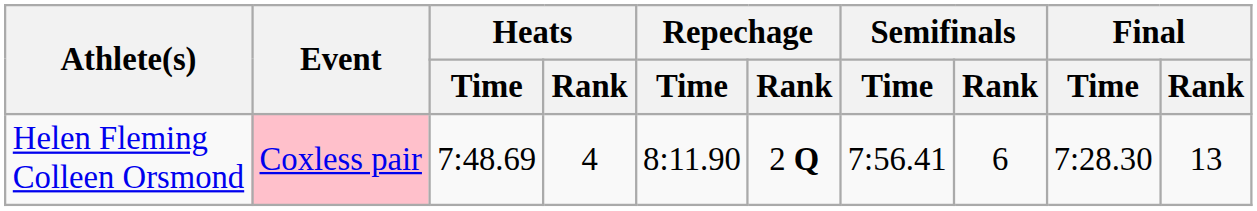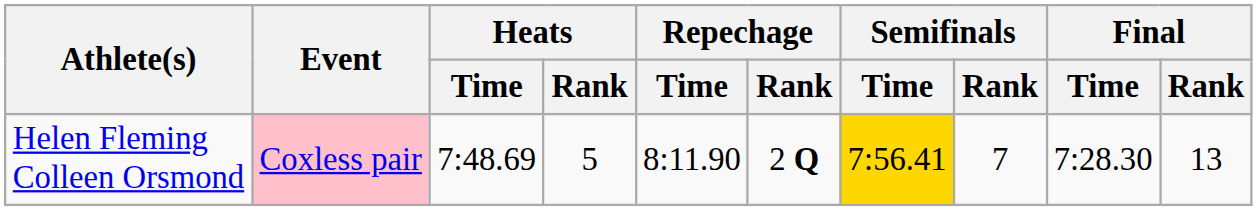(590, 158) 4 -> (590, 158) 5
(897, 158) no background -> (897, 158) gold background
(1000, 158) 6 -> (1000, 158) 7
